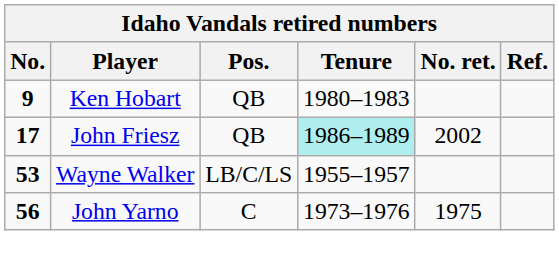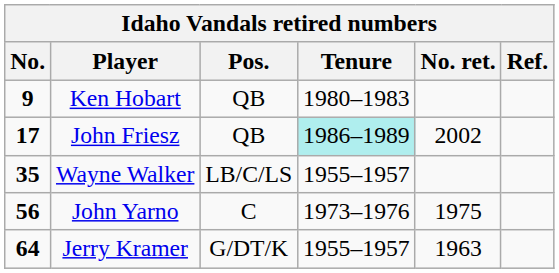(28, 173) 53 -> (28, 173) 35
+ row: (125, 248)
